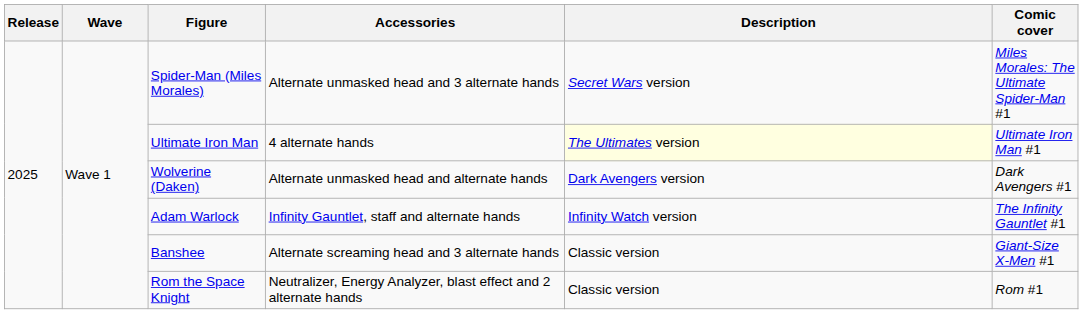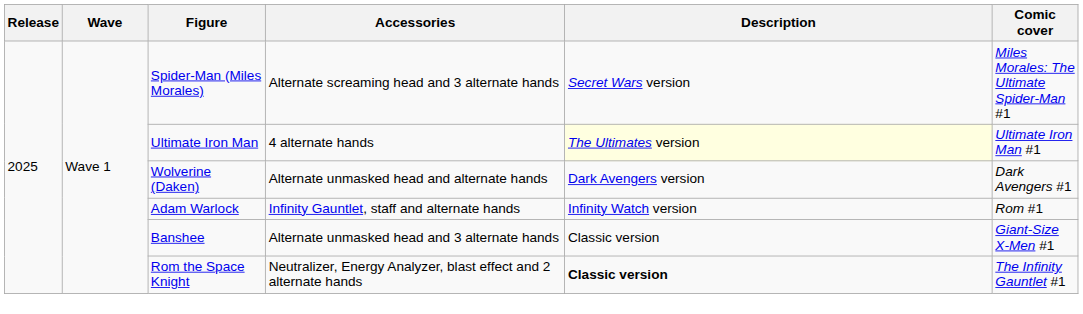(414, 82) Alternate unmasked head and 3 alternate hands -> (414, 82) Alternate screaming head and 3 alternate hands
(1031, 216) The Infinity Gauntlet #1 -> (1019, 208) Rom #1
(414, 253) Alternate screaming head and 3 alternate hands -> (414, 237) Alternate unmasked head and 3 alternate hands
(614, 290) normal -> (618, 274) bold
(1019, 290) Rom #1 -> (1031, 274) The Infinity Gauntlet #1
